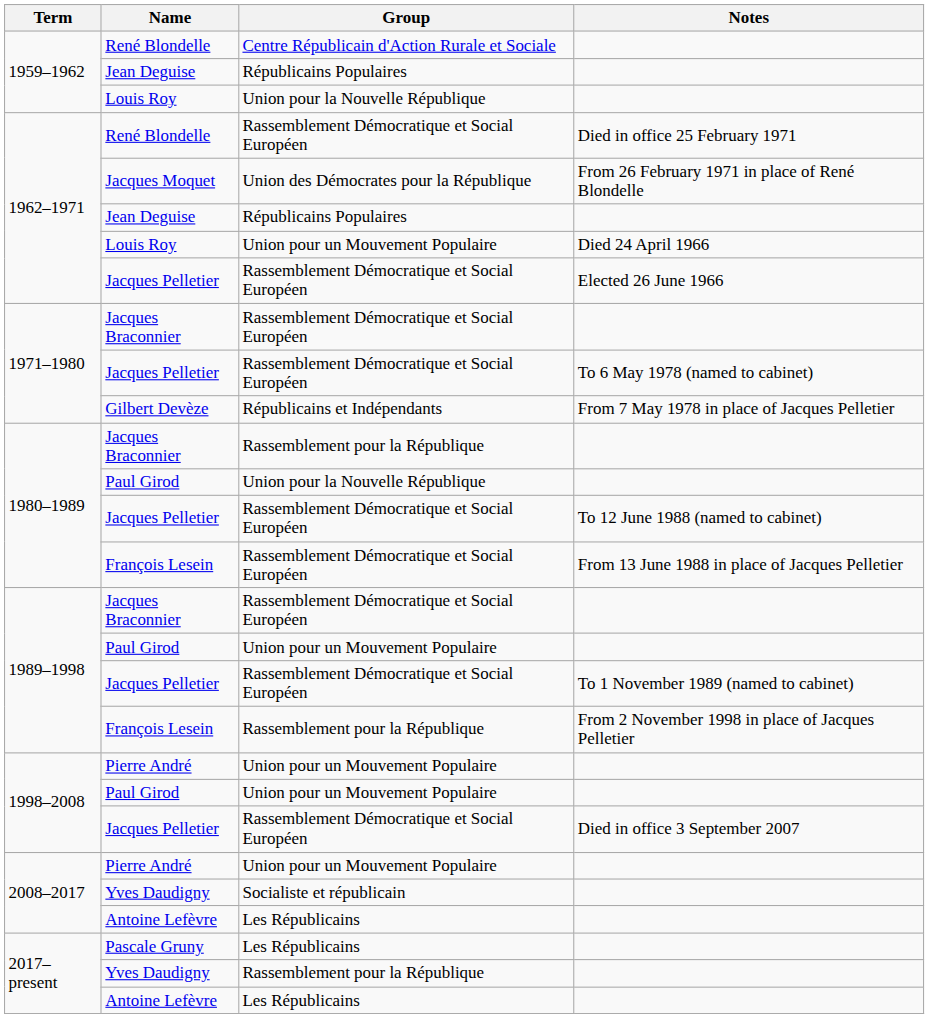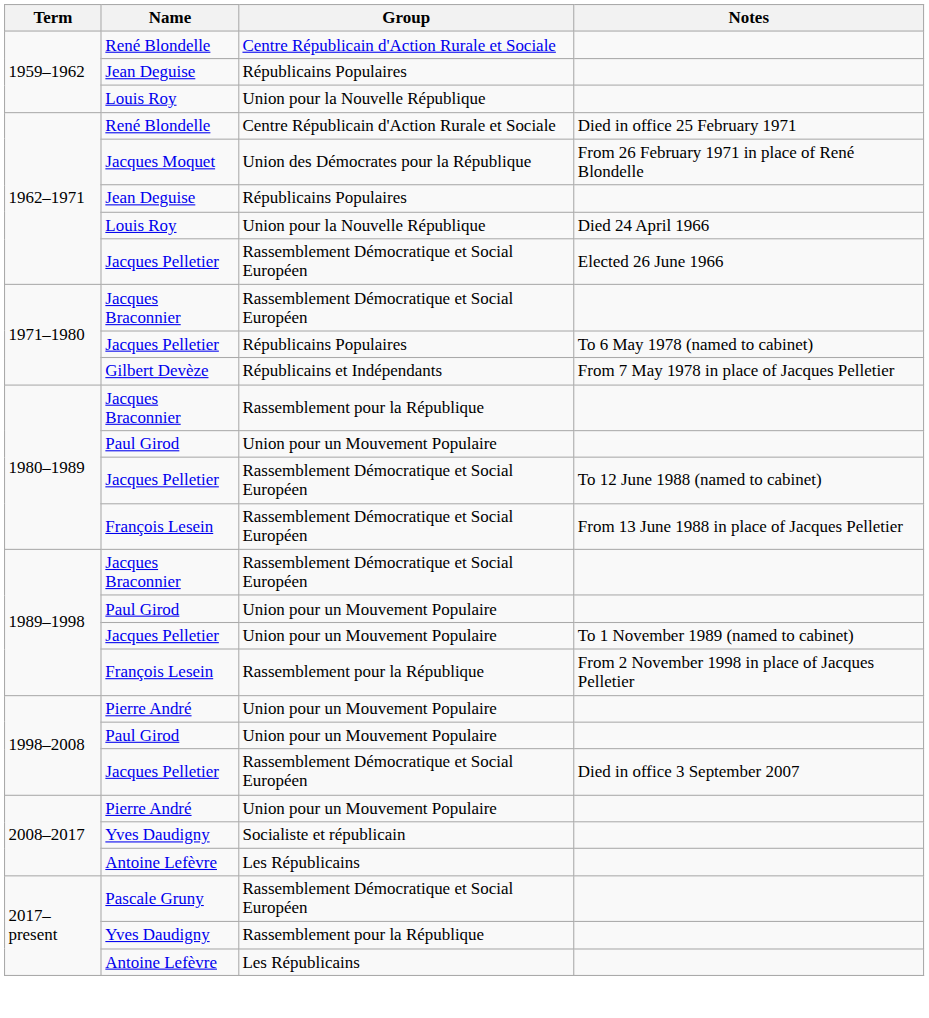(378, 135) Rassemblement Démocratique et Social Européen -> (399, 125) Centre Républicain d'Action Rurale et Sociale
(370, 244) Union pour un Mouvement Populaire -> (364, 225) Union pour la Nouvelle République
(378, 372) Rassemblement Démocratique et Social Européen -> (325, 344) Républicains Populaires
(364, 482) Union pour la Nouvelle République -> (370, 443) Union pour un Mouvement Populaire
(378, 683) Rassemblement Démocratique et Social Européen -> (370, 635) Union pour un Mouvement Populaire
(301, 946) Les Républicains -> (378, 898) Rassemblement Démocratique et Social Européen
